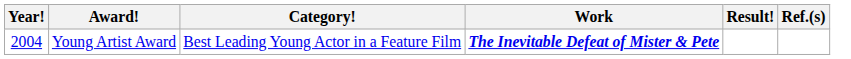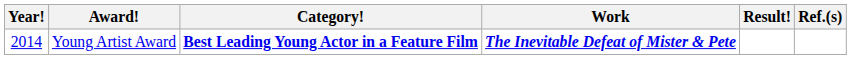(26, 41) 2004 -> (26, 41) 2014
(322, 41) normal -> (331, 41) bold
